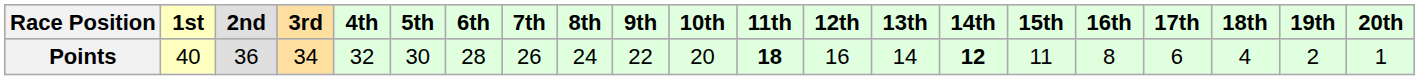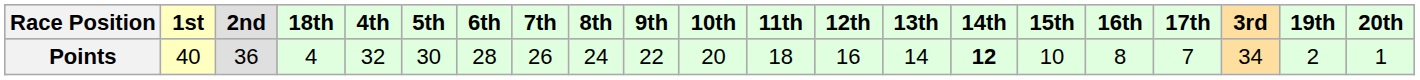columns swapped: (306, 22) <-> (1245, 22)
(770, 56) bold -> (781, 56) normal
(1041, 56) 11 -> (1052, 56) 10
(1177, 56) 6 -> (1188, 56) 7
